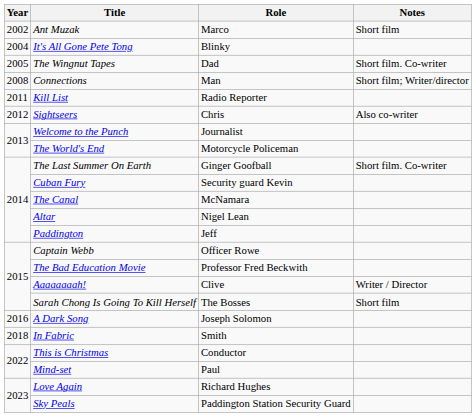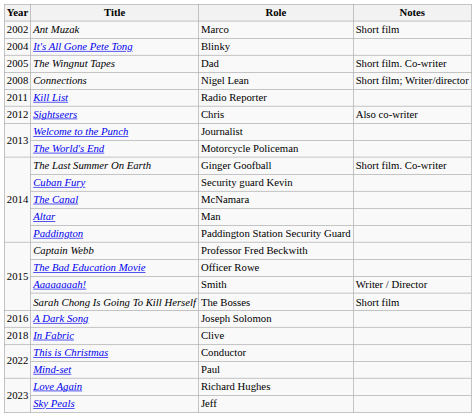(211, 81) Man -> (225, 81) Nigel Lean
(225, 217) Nigel Lean -> (211, 217) Man
(209, 234) Jeff -> (276, 234) Paddington Station Security Guard
(230, 251) Officer Rowe -> (254, 251) Professor Fred Beckwith
(254, 268) Professor Fred Beckwith -> (230, 268) Officer Rowe
(213, 285) Clive -> (214, 285) Smith
(214, 336) Smith -> (213, 336) Clive
(276, 404) Paddington Station Security Guard -> (209, 404) Jeff
